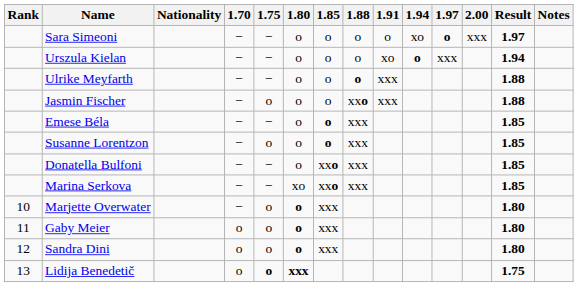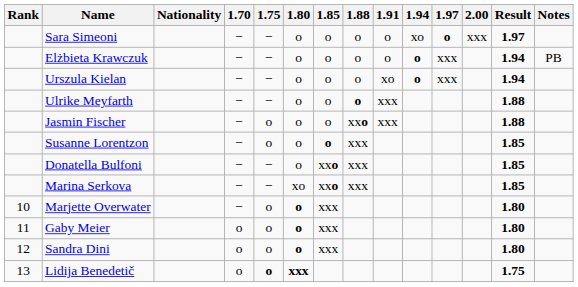+ row: (96, 57)
- row: (77, 121)
